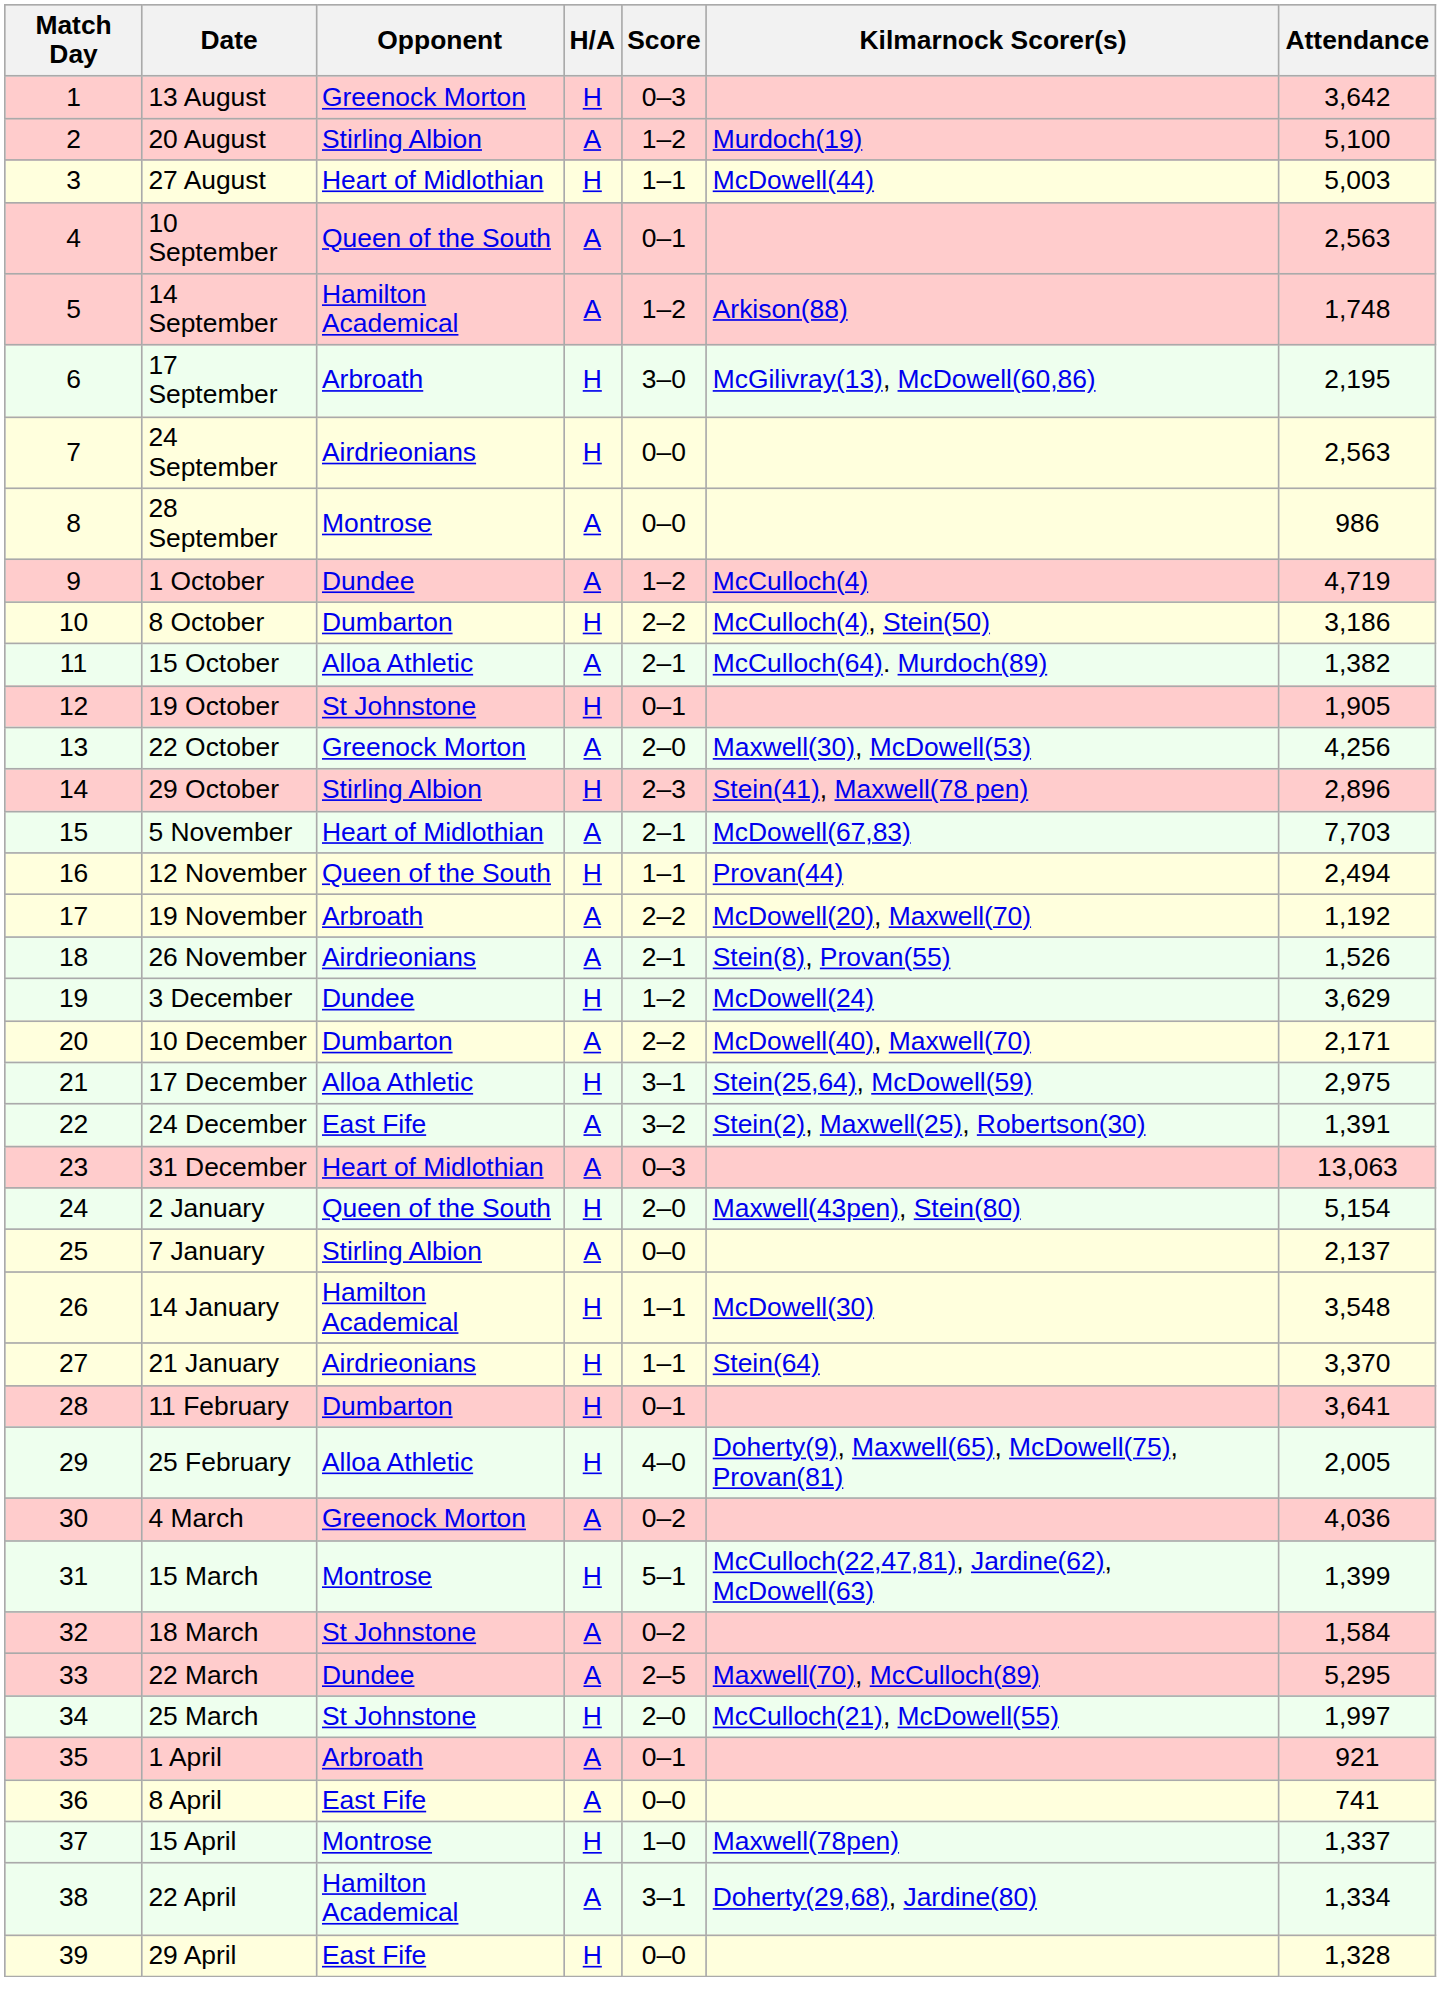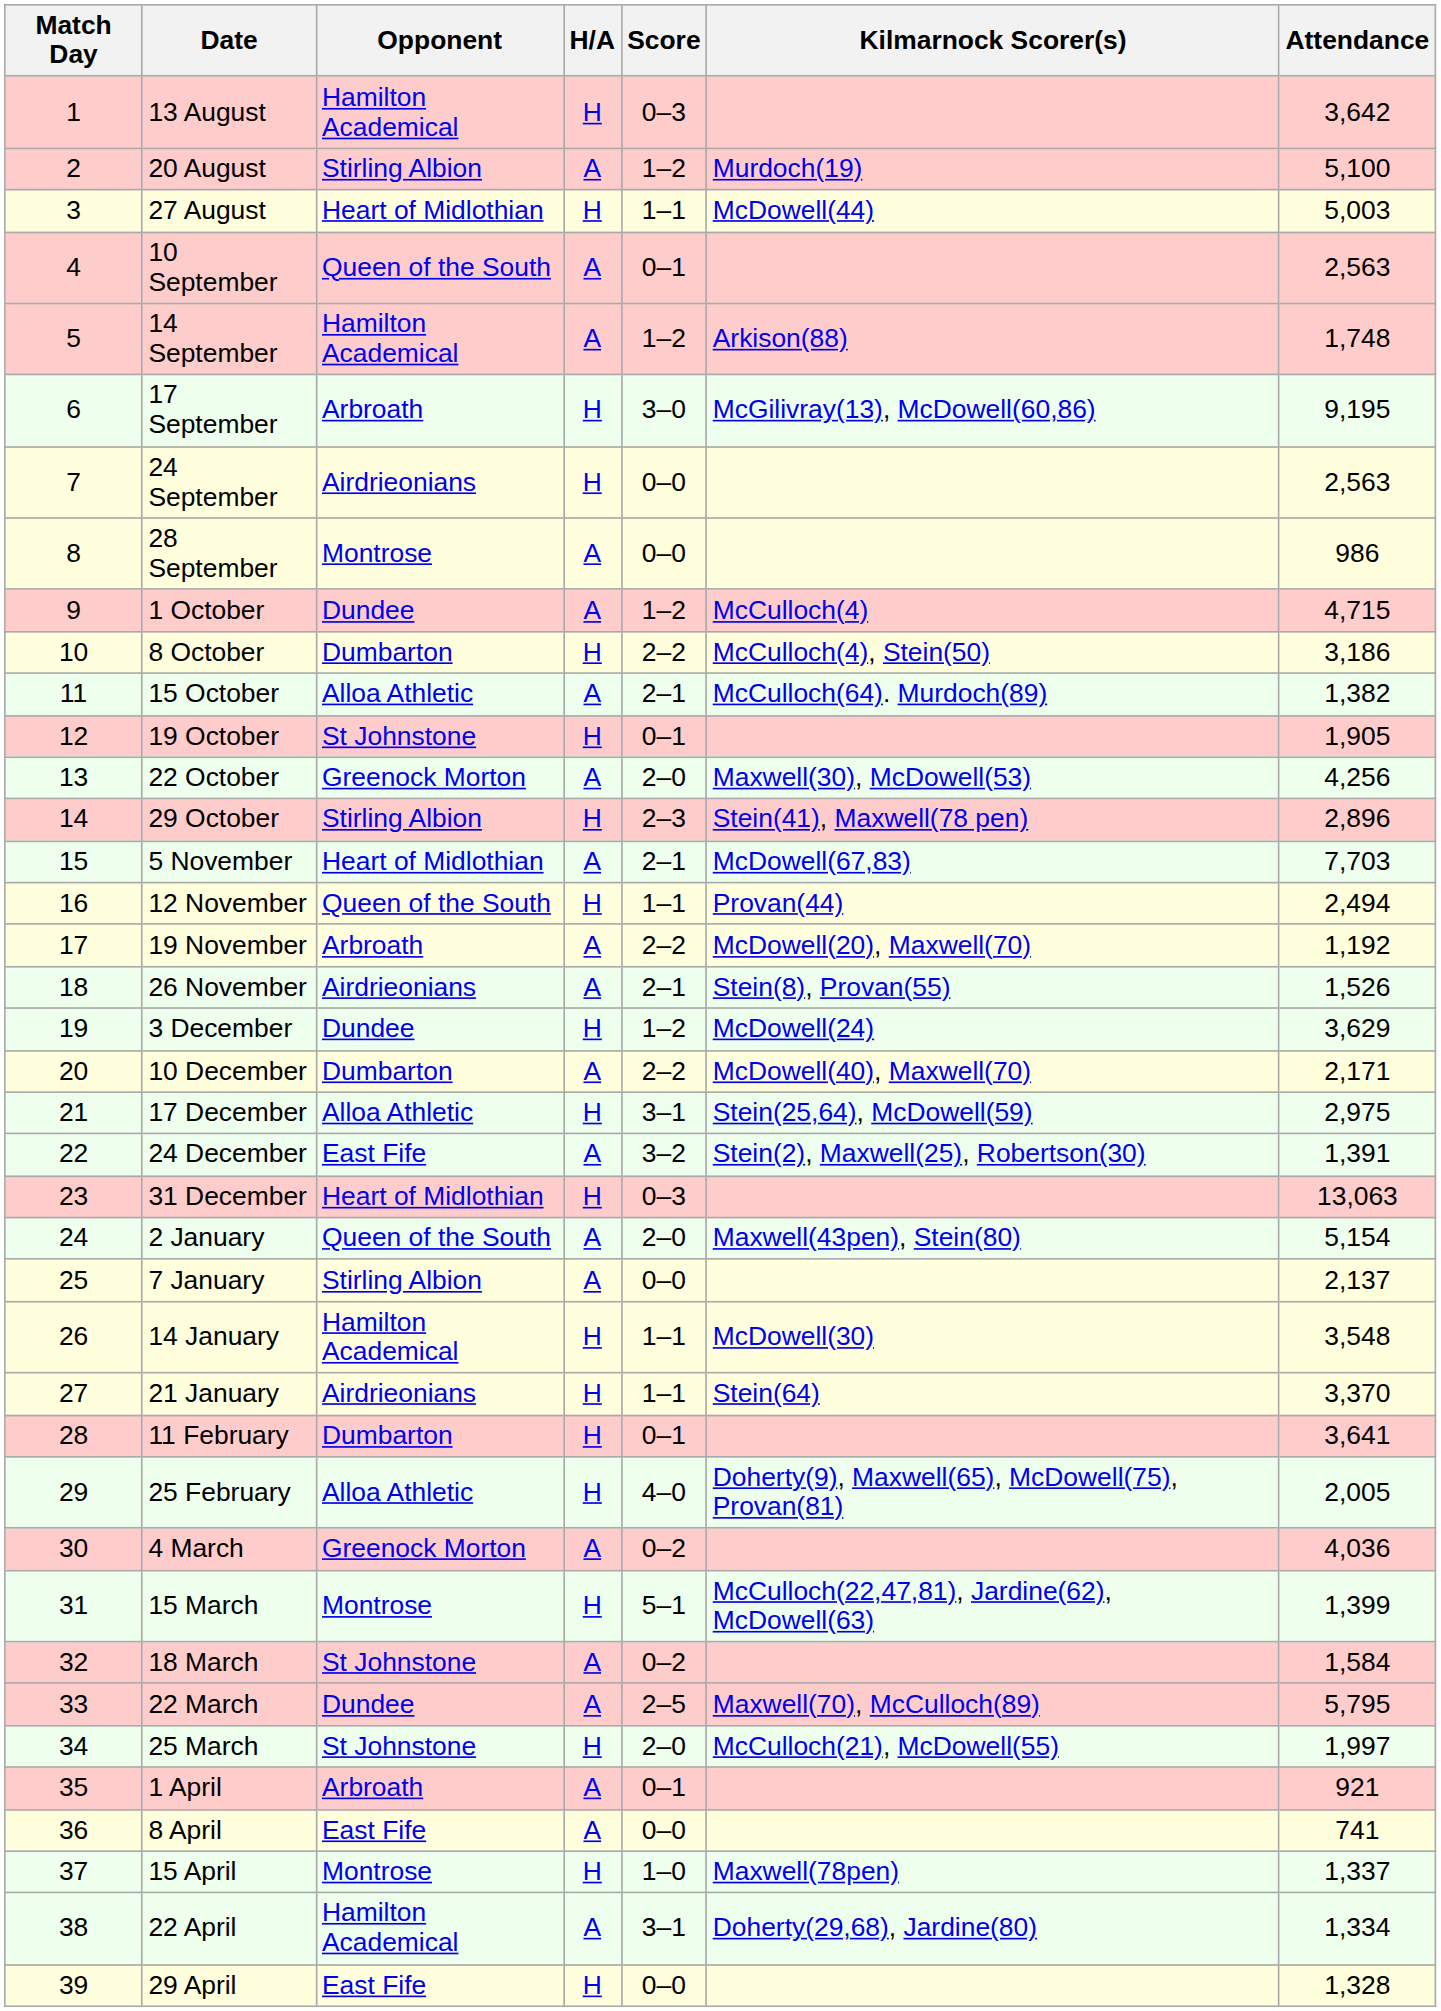(424, 97) Greenock Morton -> (390, 111) Hamilton Academical
(1357, 380) 2,195 -> (1357, 410) 9,195
(1357, 580) 4,719 -> (1357, 610) 4,715
(592, 1166) A -> (592, 1196) H
(592, 1208) H -> (592, 1238) A
(1357, 1674) 5,295 -> (1357, 1704) 5,795
